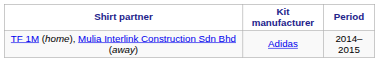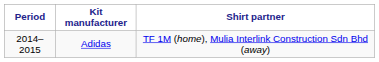columns swapped: (349, 17) <-> (123, 17)
